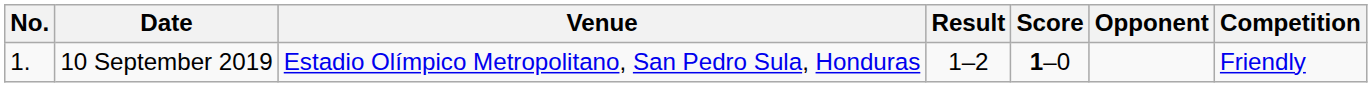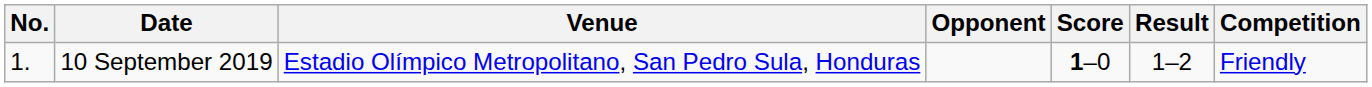columns swapped: (1152, 23) <-> (968, 23)
